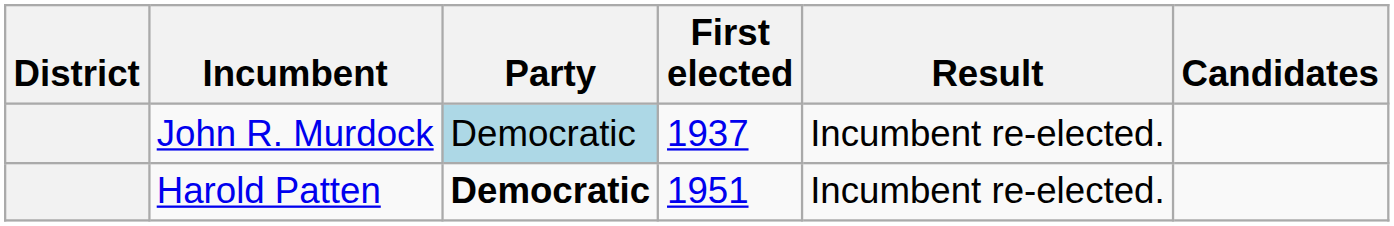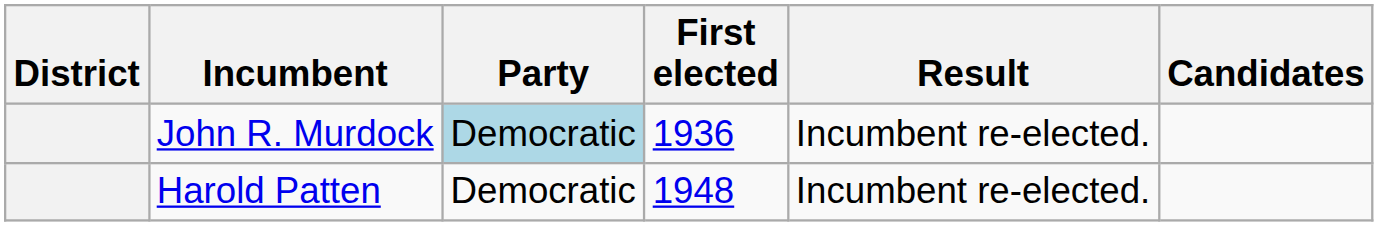(708, 132) 1937 -> (693, 132) 1936
(550, 190) bold -> (543, 190) normal
(708, 190) 1951 -> (693, 190) 1948
